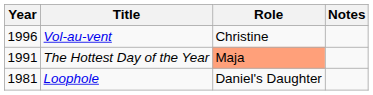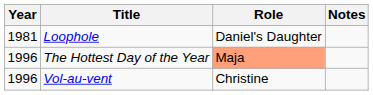rows swapped: (71, 79) <-> (78, 36)
(22, 57) 1991 -> (22, 57) 1996
